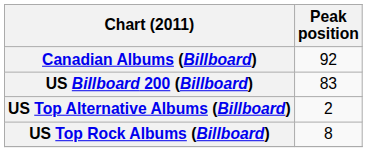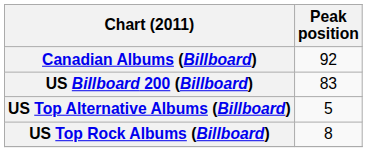(328, 109) 2 -> (328, 109) 5
